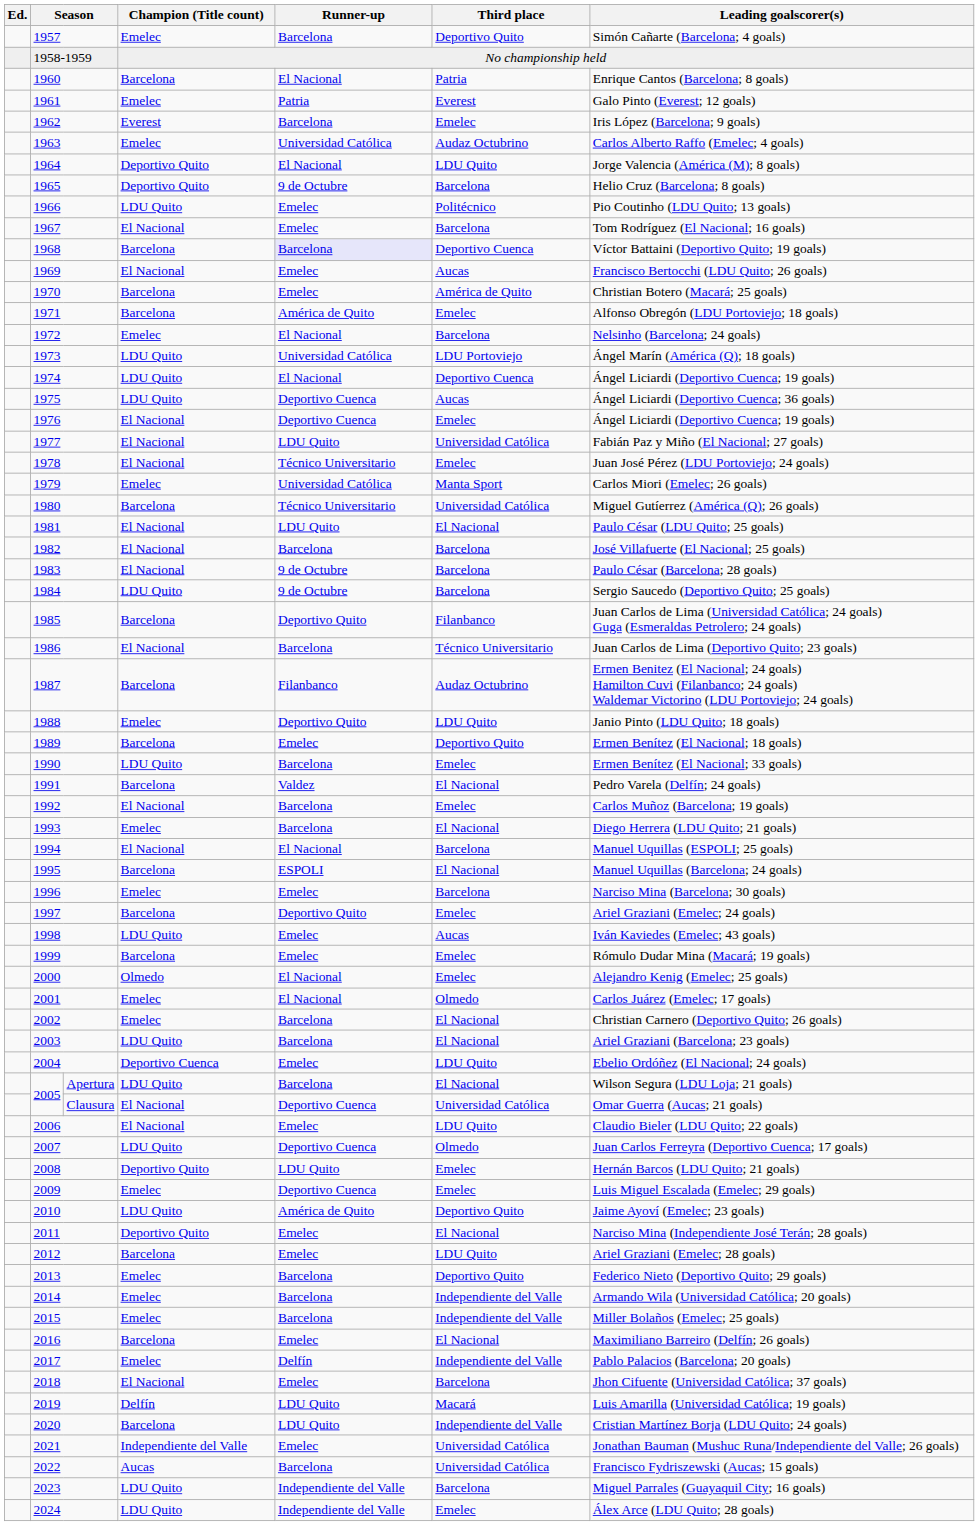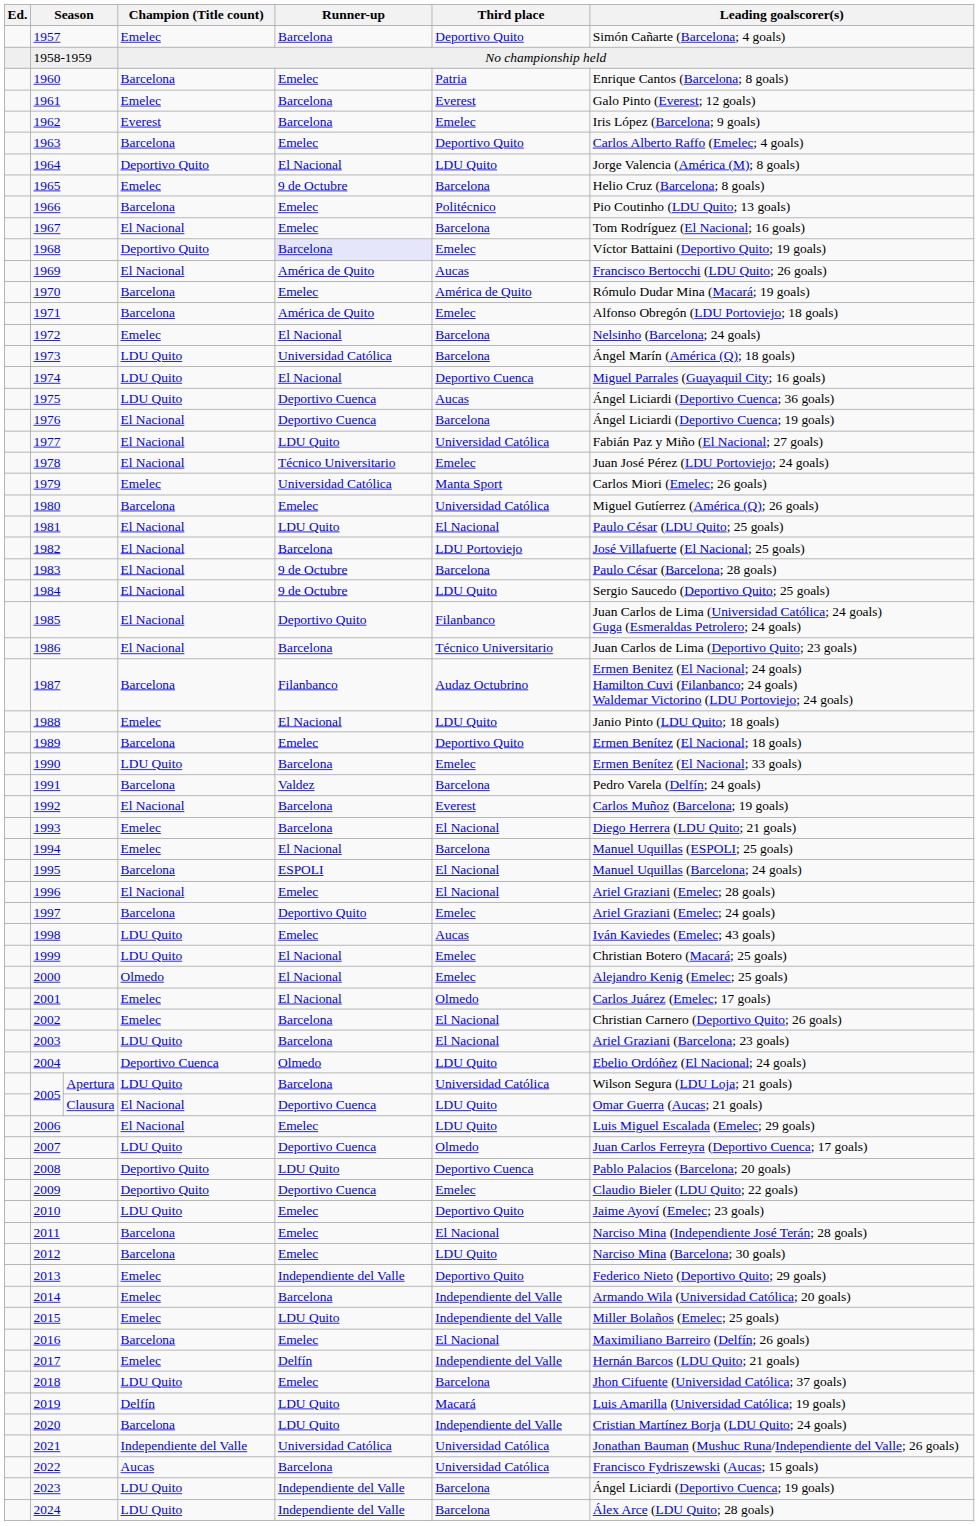(310, 79) El Nacional -> (298, 79) Emelec
(294, 100) Patria -> (305, 100) Barcelona
(141, 143) Emelec -> (148, 143) Barcelona
(335, 143) Universidad Católica -> (298, 143) Emelec
(482, 143) Audaz Octubrino -> (480, 143) Deportivo Quito
(165, 185) Deportivo Quito -> (141, 185) Emelec
(151, 206) LDU Quito -> (148, 206) Barcelona
(148, 249) Barcelona -> (165, 249) Deportivo Quito
(484, 249) Deportivo Cuenca -> (455, 249) Emelec
(298, 270) Emelec -> (326, 270) América de Quito
(690, 292) Christian Botero (Macará; 25 goals) -> (701, 292) Rómulo Dudar Mina (Macará; 19 goals)
(479, 356) LDU Portoviejo -> (463, 356) Barcelona
(713, 377) Ángel Liciardi (Deportivo Cuenca; 19 goals) -> (709, 377) Miguel Parrales (Guayaquil City; 16 goals)
(455, 420) Emelec -> (463, 420) Barcelona
(337, 505) Técnico Universitario -> (298, 505) Emelec
(463, 548) Barcelona -> (479, 548) LDU Portoviejo
(151, 590) LDU Quito -> (152, 590) El Nacional
(463, 590) Barcelona -> (466, 590) LDU Quito
(148, 619) Barcelona -> (152, 619) El Nacional
(322, 721) Deportivo Quito -> (310, 721) El Nacional
(467, 785) El Nacional -> (463, 785) Barcelona
(455, 806) Emelec -> (456, 806) Everest
(152, 849) El Nacional -> (141, 849) Emelec
(141, 891) Emelec -> (152, 891) El Nacional
(463, 891) Barcelona -> (467, 891) El Nacional
(689, 891) Narciso Mina (Barcelona; 30 goals) -> (684, 891) Ariel Graziani (Emelec; 28 goals)
(148, 955) Barcelona -> (151, 955) LDU Quito
(298, 955) Emelec -> (310, 955) El Nacional
(701, 955) Rómulo Dudar Mina (Macará; 19 goals) -> (690, 955) Christian Botero (Macará; 25 goals)
(298, 1062) Emelec -> (300, 1062) Olmedo
(467, 1083) El Nacional -> (492, 1083) Universidad Católica
(492, 1104) Universidad Católica -> (466, 1104) LDU Quito
(695, 1126) Claudio Bieler (LDU Quito; 22 goals) -> (704, 1126) Luis Miguel Escalada (Emelec; 29 goals)
(455, 1168) Emelec -> (484, 1168) Deportivo Cuenca
(696, 1168) Hernán Barcos (LDU Quito; 21 goals) -> (692, 1168) Pablo Palacios (Barcelona; 20 goals)
(141, 1190) Emelec -> (165, 1190) Deportivo Quito
(704, 1190) Luis Miguel Escalada (Emelec; 29 goals) -> (695, 1190) Claudio Bieler (LDU Quito; 22 goals)
(326, 1211) América de Quito -> (298, 1211) Emelec
(165, 1232) Deportivo Quito -> (148, 1232) Barcelona
(684, 1254) Ariel Graziani (Emelec; 28 goals) -> (689, 1254) Narciso Mina (Barcelona; 30 goals)
(305, 1275) Barcelona -> (341, 1275) Independiente del Valle
(305, 1318) Barcelona -> (309, 1318) LDU Quito
(692, 1360) Pablo Palacios (Barcelona; 20 goals) -> (696, 1360) Hernán Barcos (LDU Quito; 21 goals)
(152, 1382) El Nacional -> (151, 1382) LDU Quito
(298, 1445) Emelec -> (335, 1445) Universidad Católica
(709, 1488) Miguel Parrales (Guayaquil City; 16 goals) -> (713, 1488) Ángel Liciardi (Deportivo Cuenca; 19 goals)
(455, 1509) Emelec -> (463, 1509) Barcelona
